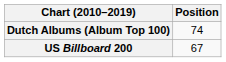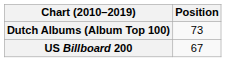(197, 30) 74 -> (197, 30) 73
